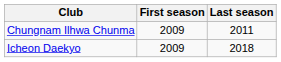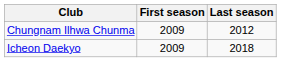(242, 30) 2011 -> (242, 30) 2012
